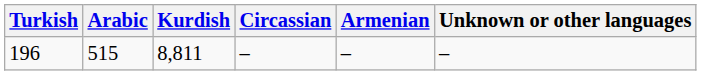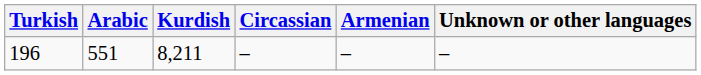(103, 53) 515 -> (103, 53) 551
(180, 53) 8,811 -> (180, 53) 8,211
